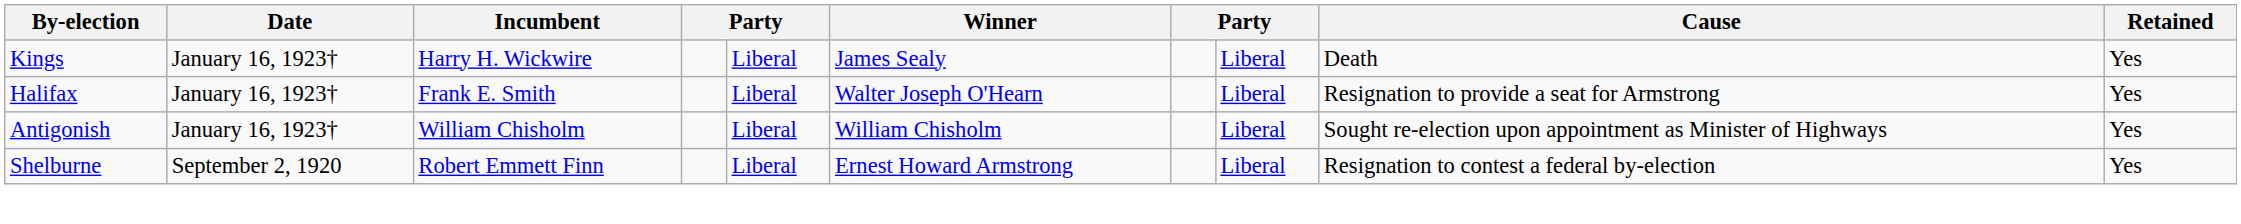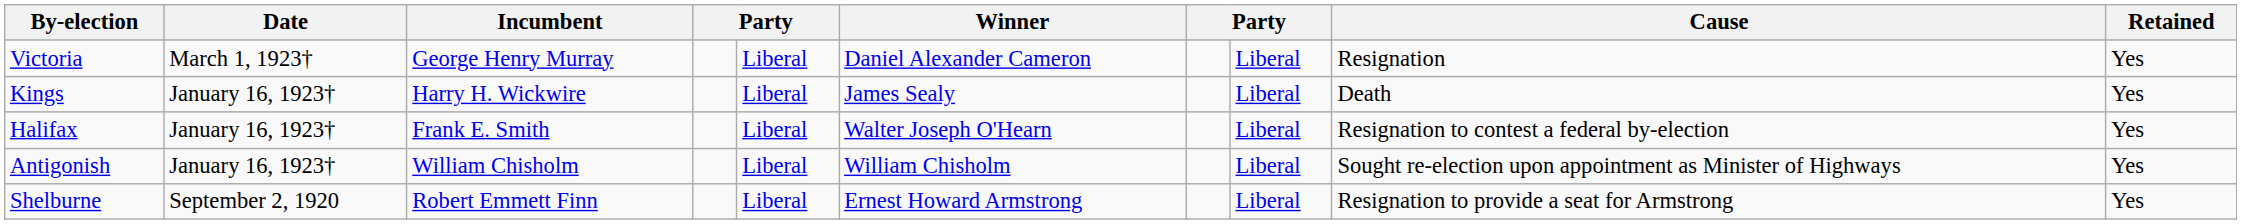+ row: (46, 58)
(1522, 93) Resignation to provide a seat for Armstrong -> (1533, 129) Resignation to contest a federal by-election
(1520, 165) Resignation to contest a federal by-election -> (1535, 201) Resignation to provide a seat for Armstrong
